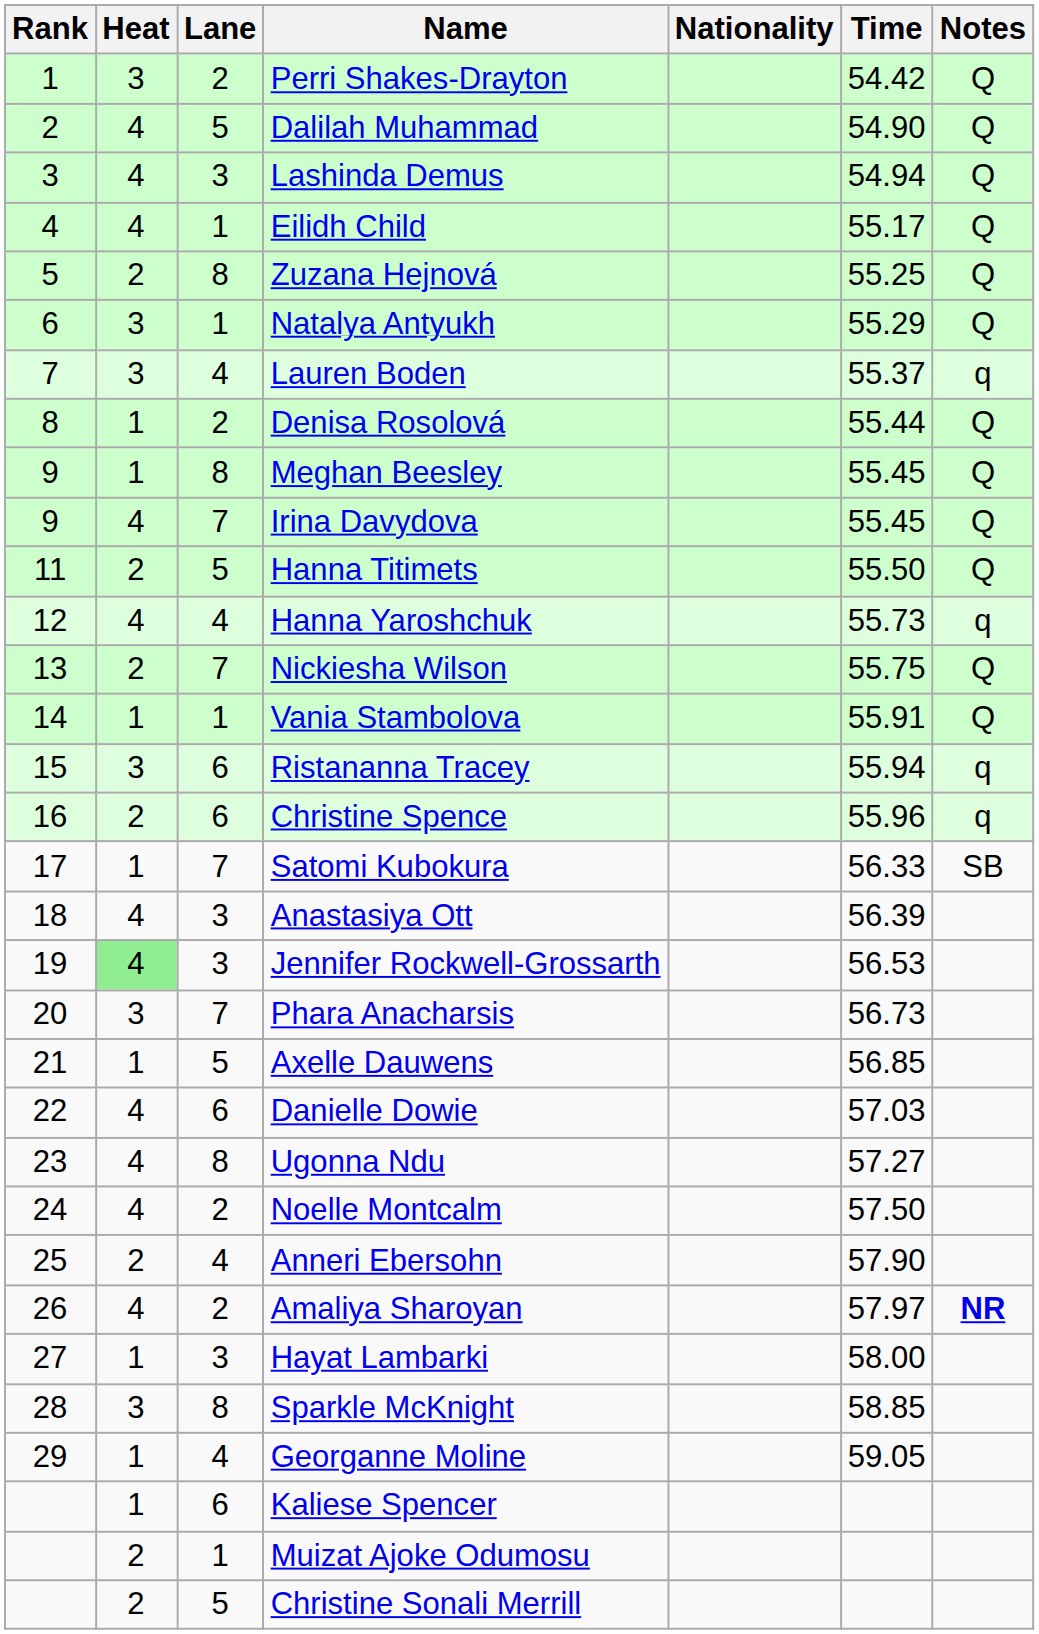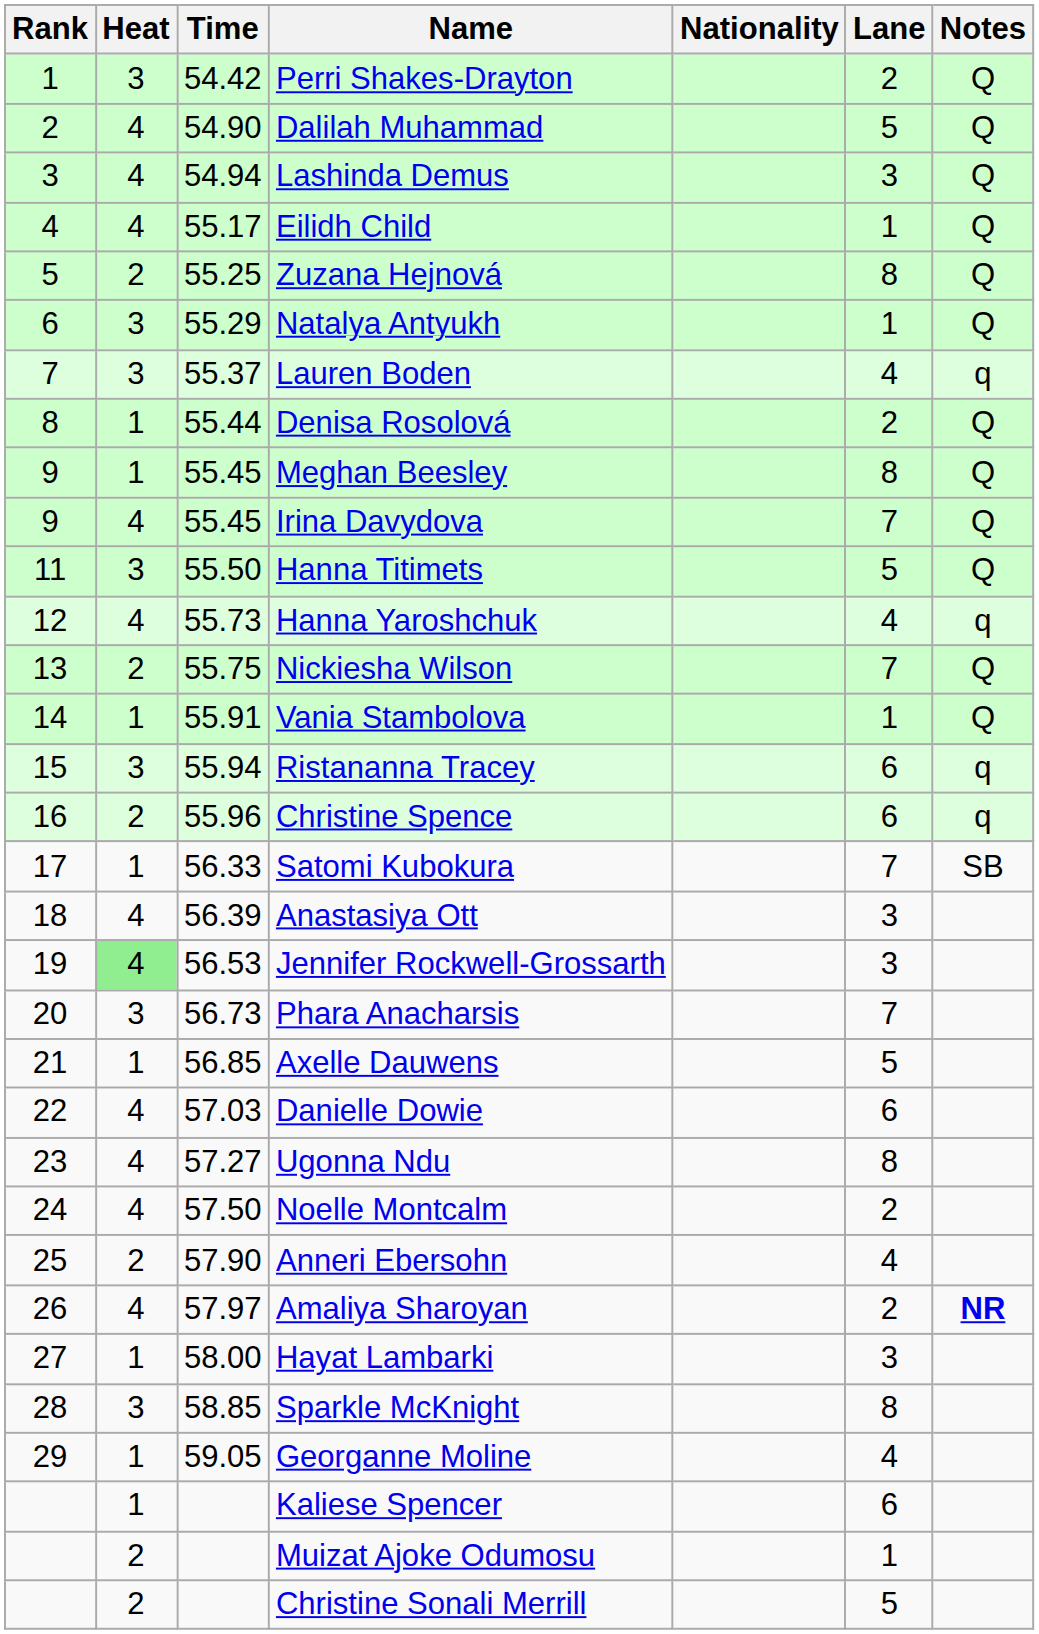columns swapped: (220, 29) <-> (887, 29)
(136, 570) 2 -> (136, 570) 3
